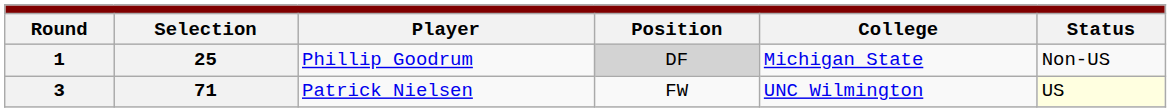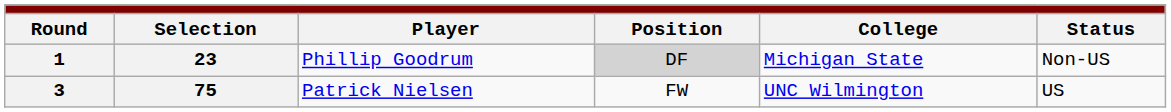(206, 60) 25 -> (206, 60) 23
(206, 91) 71 -> (206, 91) 75
(1053, 91) lightyellow background -> (1053, 91) no background
